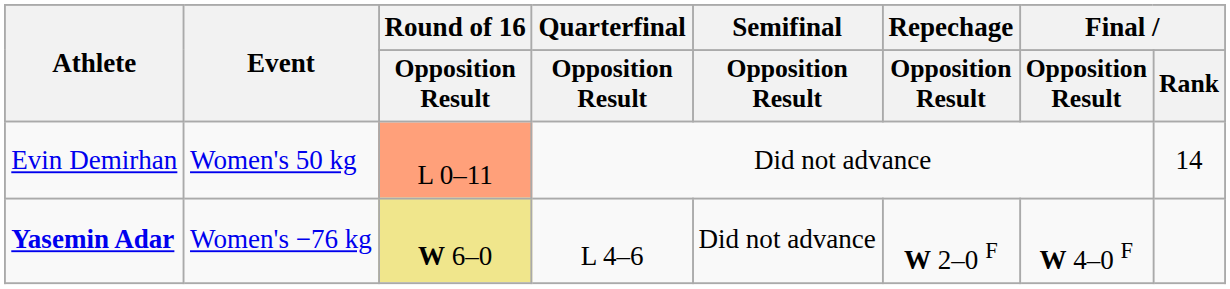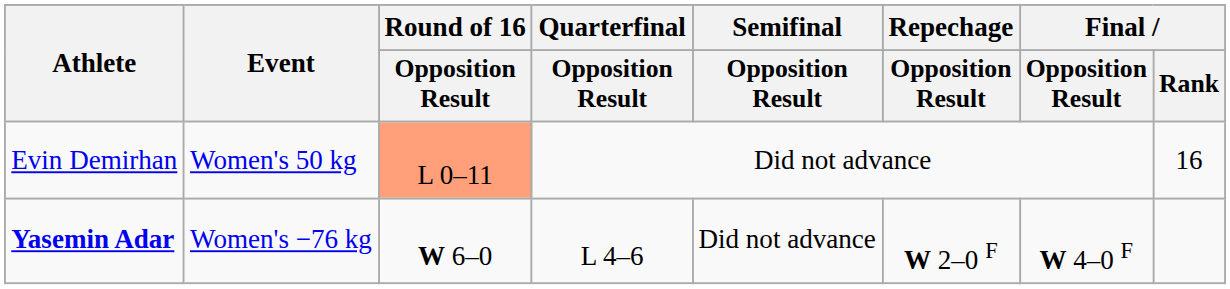(1189, 160) 14 -> (1189, 160) 16
(455, 256) khaki background -> (455, 256) no background
